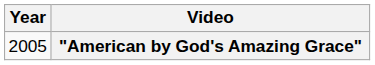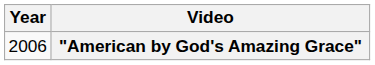(28, 45) 2005 -> (28, 45) 2006
